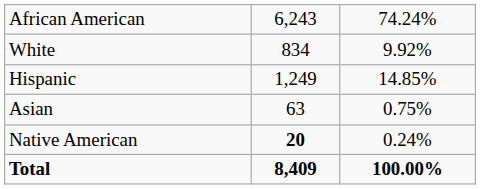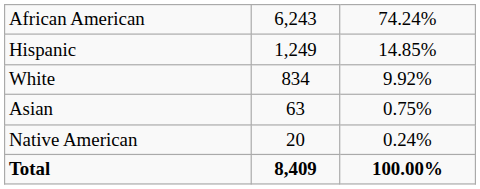rows swapped: (42, 79) <-> (32, 49)
(296, 139) bold -> (296, 139) normal
